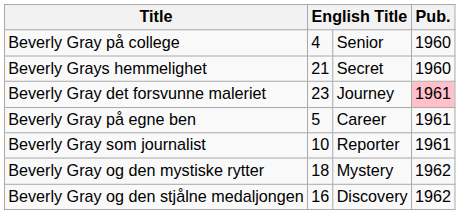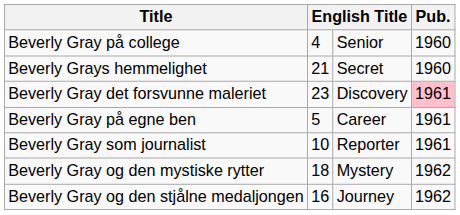(365, 94) Journey -> (372, 94) Discovery
(372, 196) Discovery -> (365, 196) Journey
